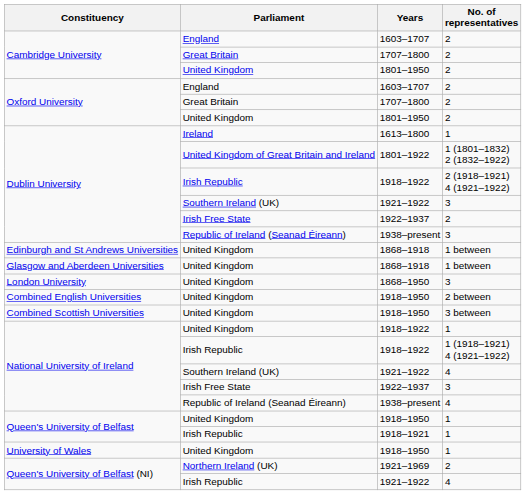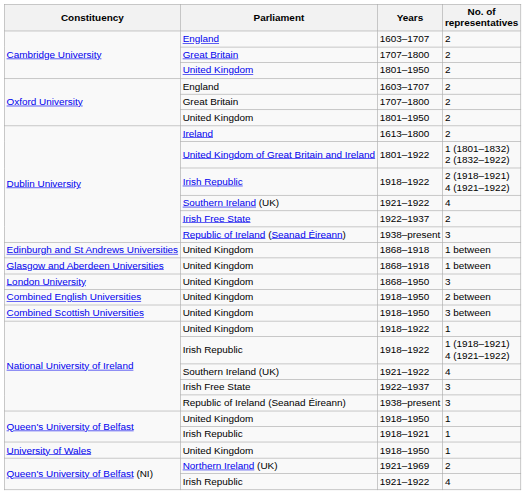(448, 133) 1 -> (448, 133) 2
(448, 203) 3 -> (448, 203) 4
(448, 403) 4 -> (448, 403) 3
